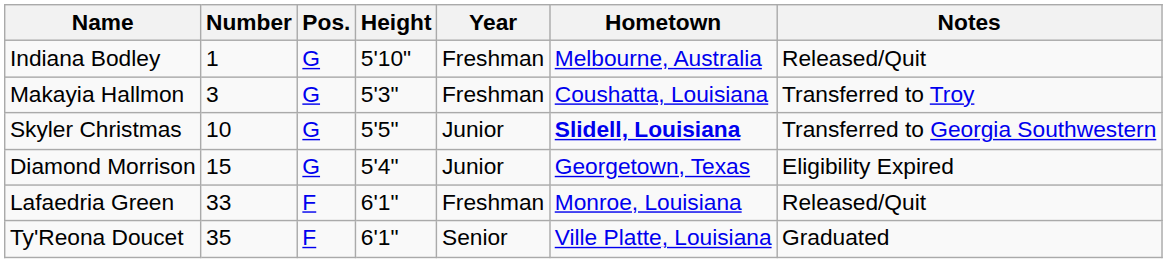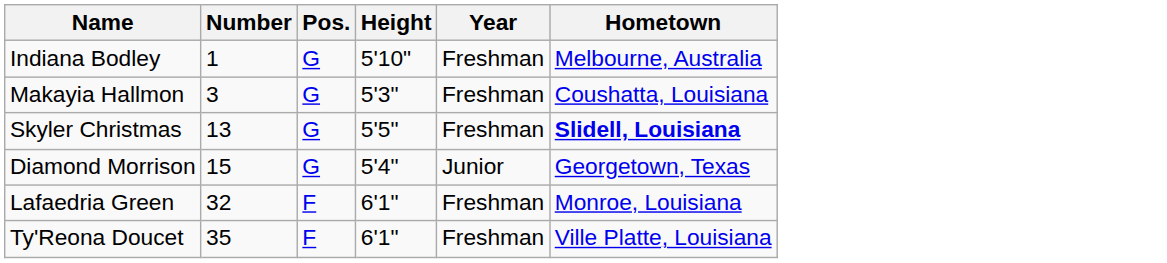- column: (969, 22)
(219, 130) 10 -> (219, 130) 13
(473, 130) Junior -> (493, 130) Freshman
(219, 202) 33 -> (219, 202) 32
(475, 238) Senior -> (493, 238) Freshman
